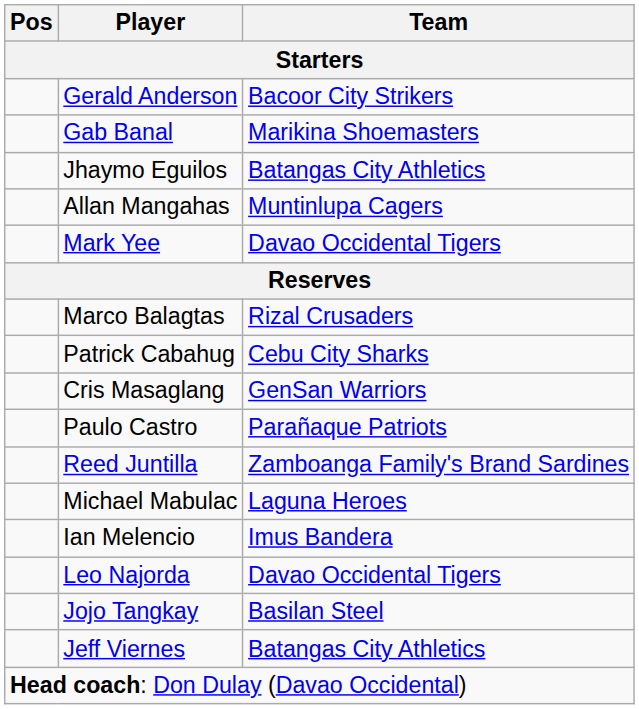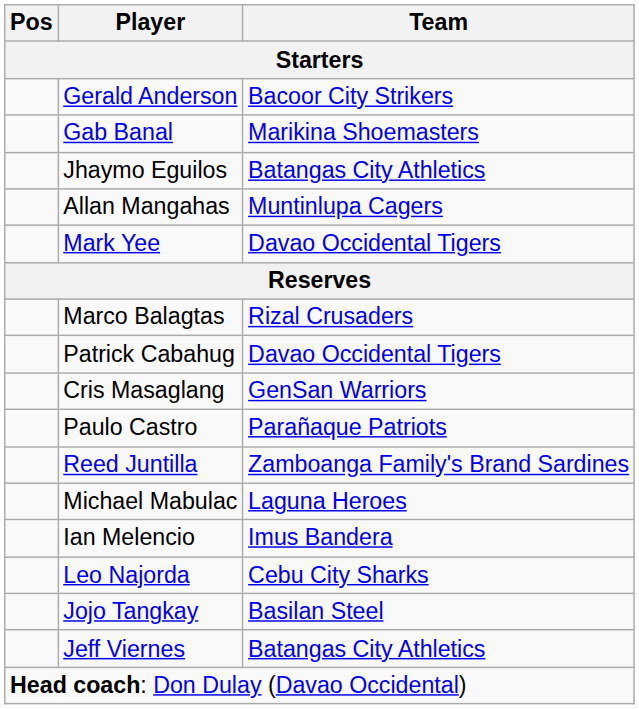(338, 354) Cebu City Sharks -> (374, 354) Davao Occidental Tigers
(374, 574) Davao Occidental Tigers -> (338, 574) Cebu City Sharks
